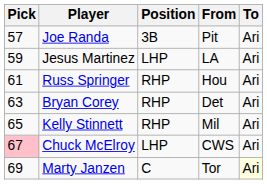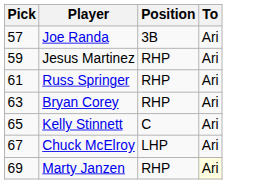- column: (219, 15)
(155, 59) LHP -> (156, 59) RHP
(156, 124) RHP -> (146, 124) C
(15, 146) pink background -> (15, 146) no background
(146, 168) C -> (156, 168) RHP
